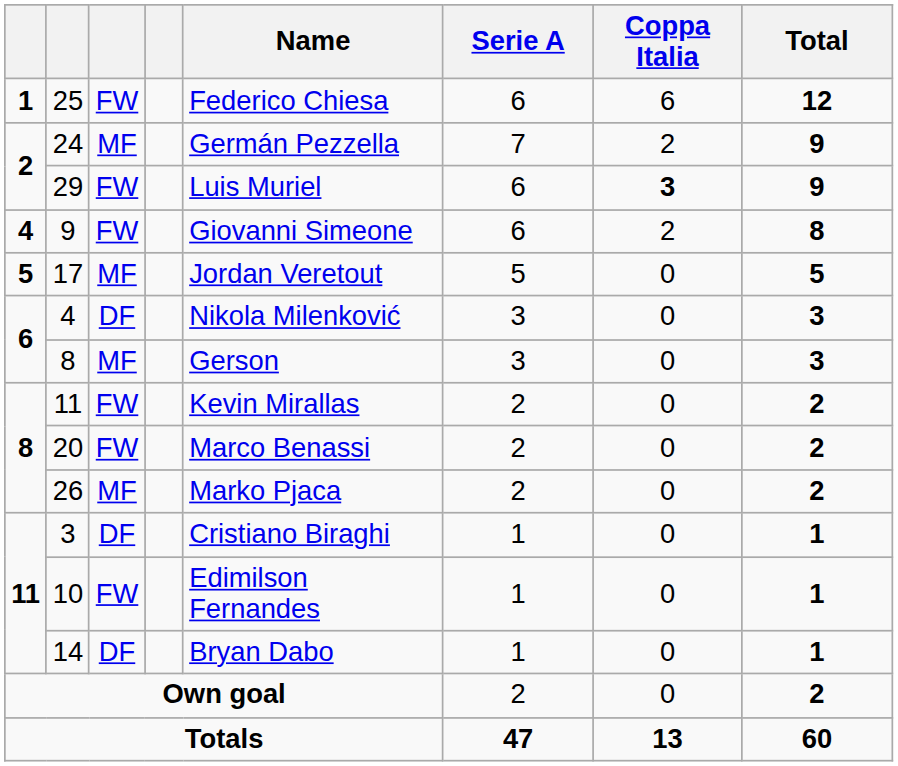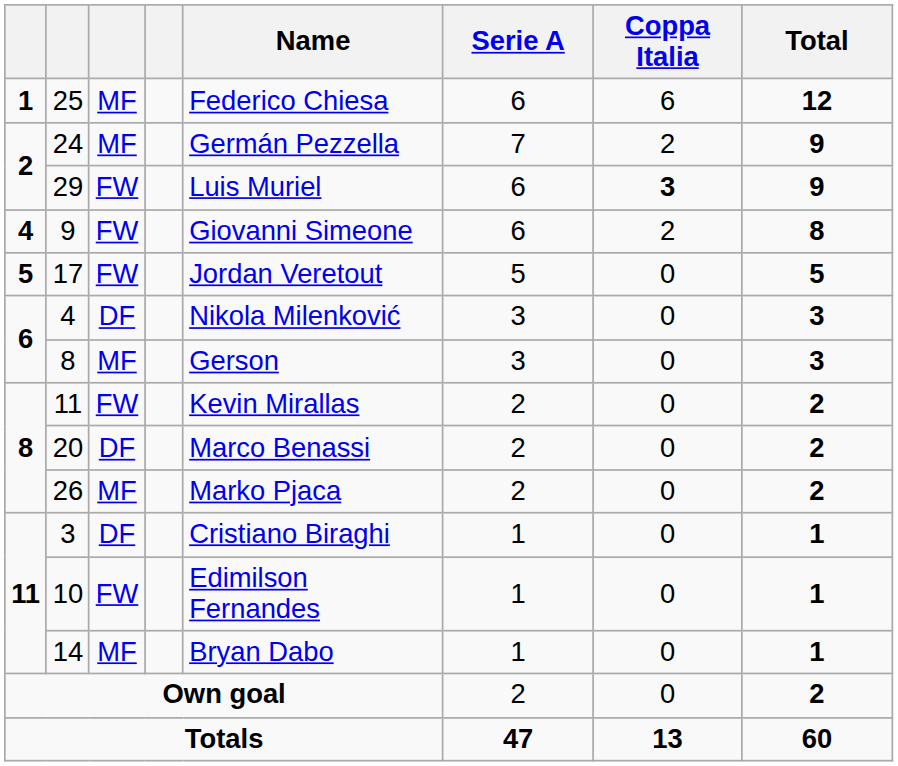(117, 100) FW -> (117, 100) MF
(117, 273) MF -> (117, 273) FW
(117, 447) FW -> (117, 447) DF
(117, 651) DF -> (117, 651) MF
